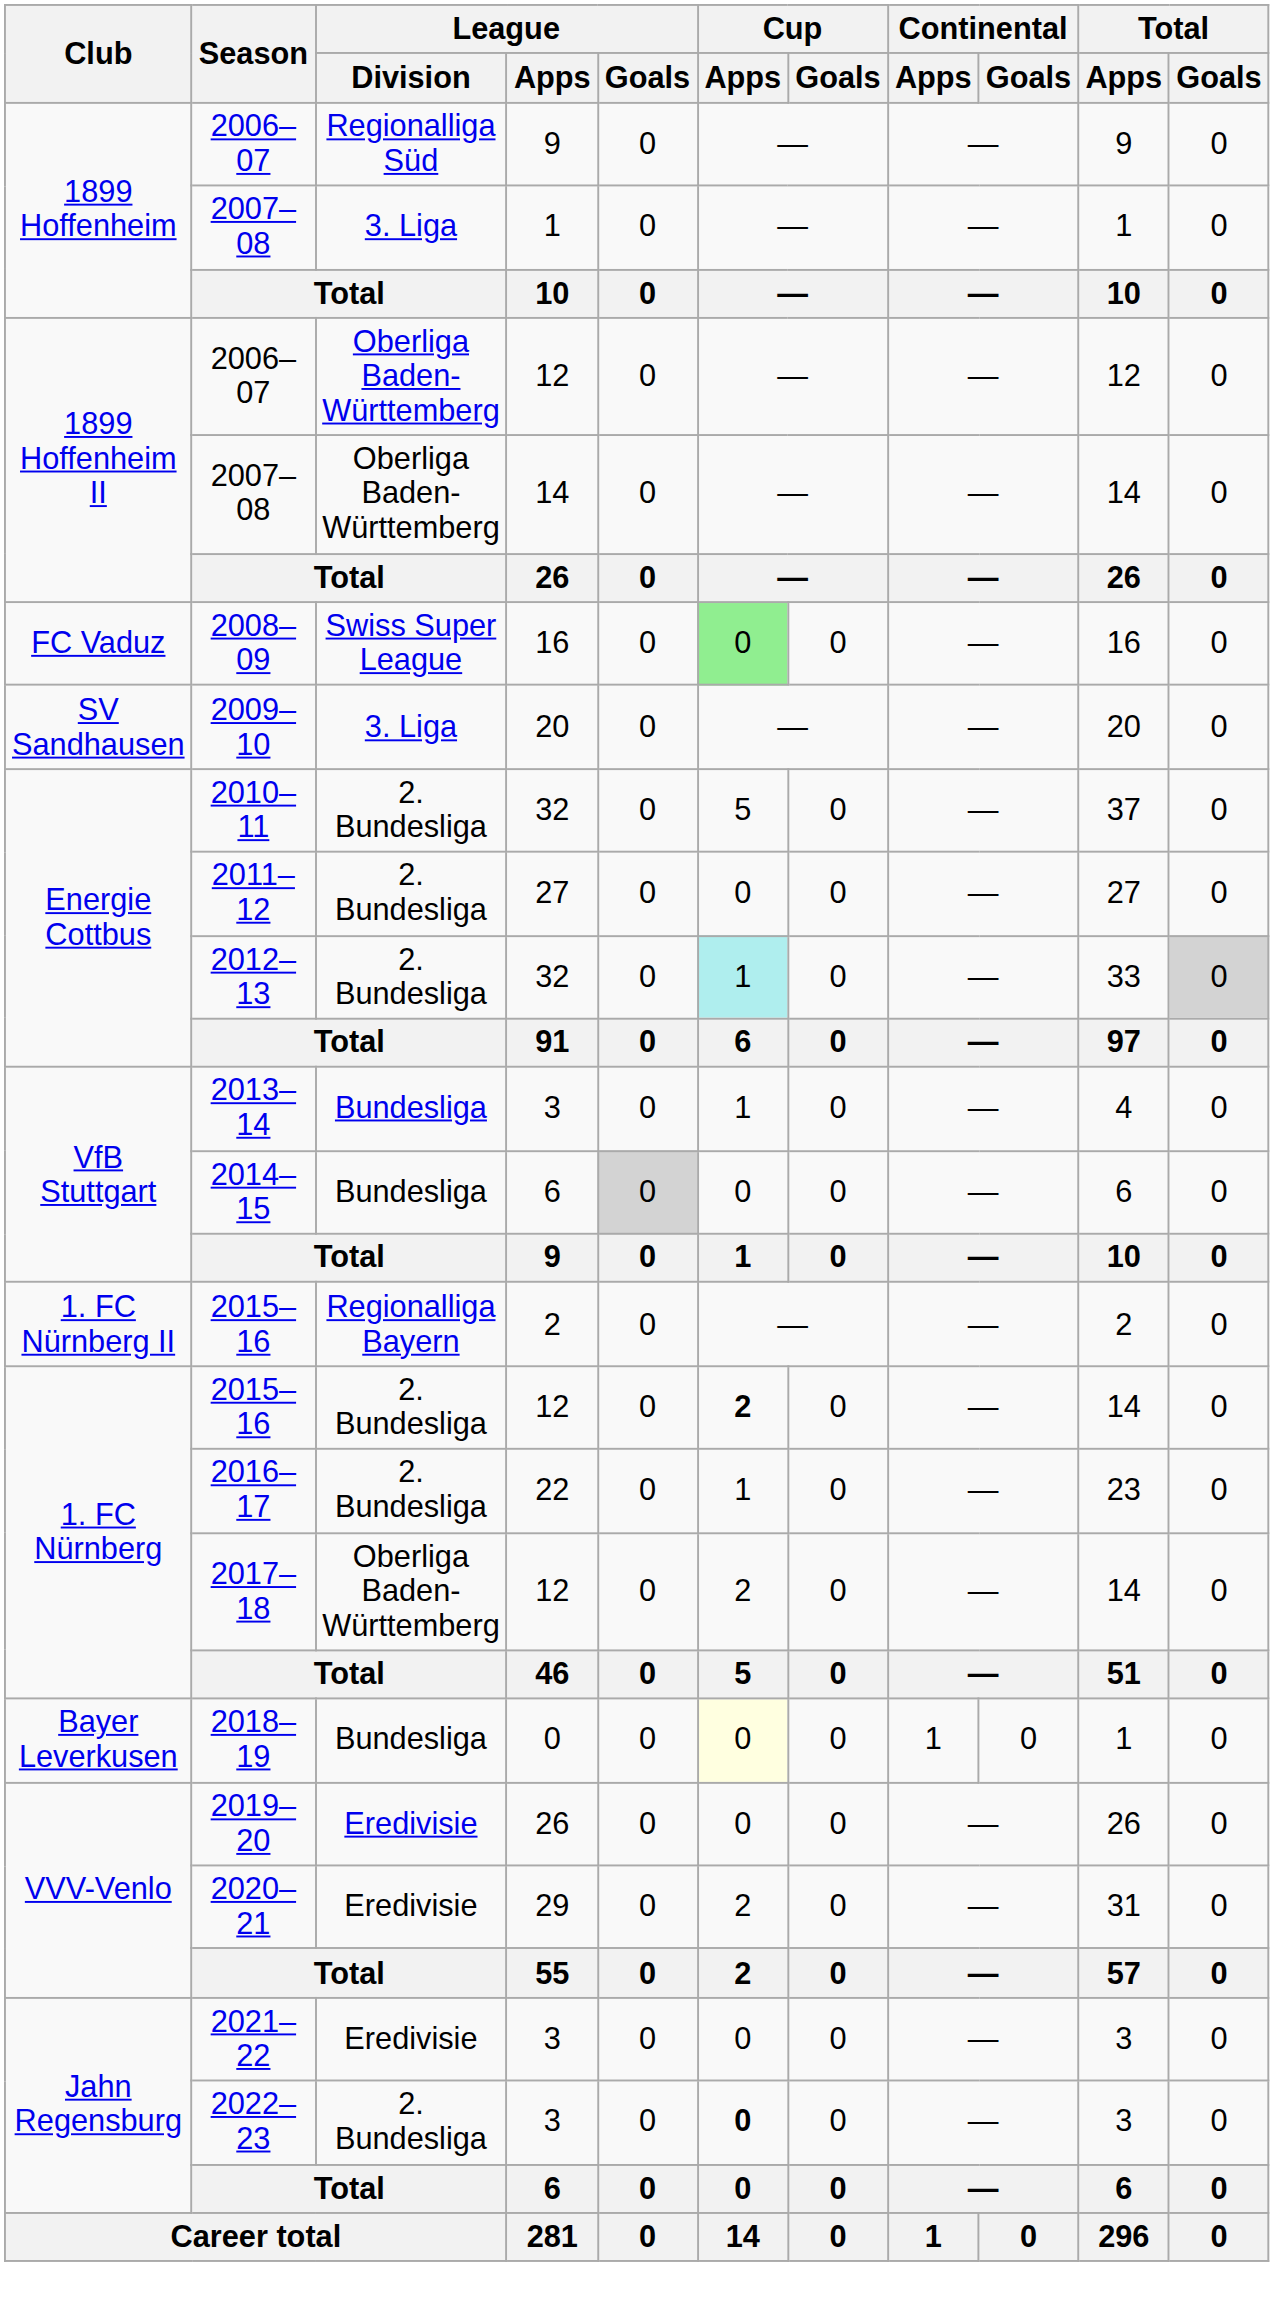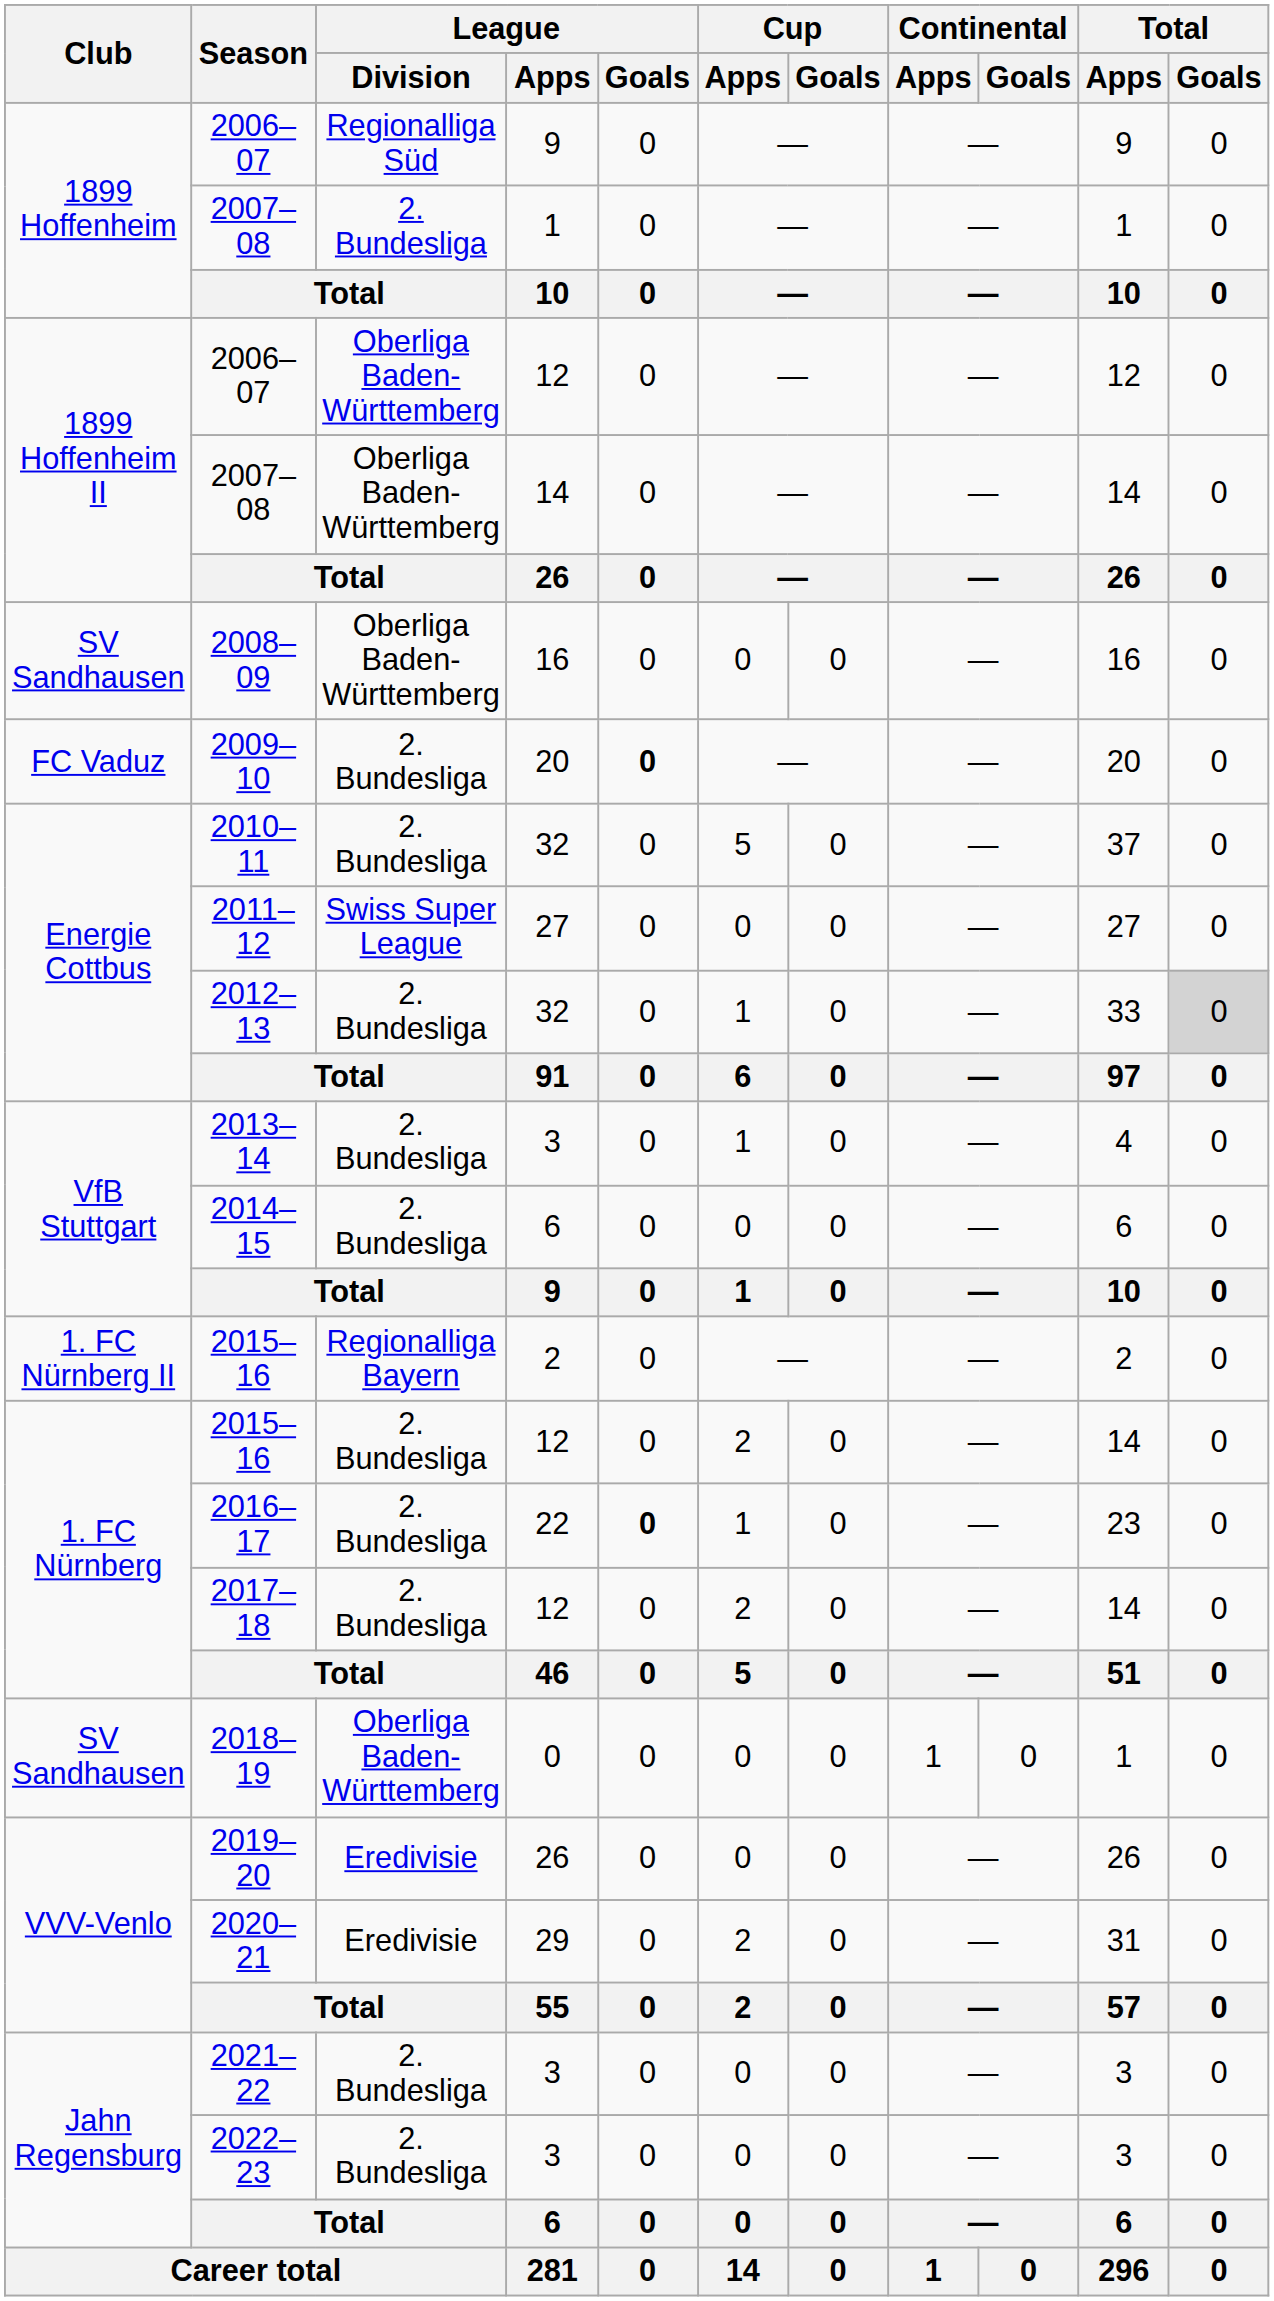(411, 226) 3. Liga -> (411, 226) 2. Bundesliga
(98, 643) FC Vaduz -> (98, 660) SV Sandhausen
(411, 643) Swiss Super League -> (411, 660) Oberliga Baden-Württemberg
(743, 643) lightgreen background -> (743, 660) no background
(98, 726) SV Sandhausen -> (98, 761) FC Vaduz
(411, 726) 3. Liga -> (411, 761) 2. Bundesliga
(648, 726) normal -> (648, 761) bold
(411, 893) 2. Bundesliga -> (411, 927) Swiss Super League
(743, 976) paleturquoise background -> (743, 1010) no background
(411, 1108) Bundesliga -> (411, 1142) 2. Bundesliga
(411, 1191) Bundesliga -> (411, 1226) 2. Bundesliga
(648, 1191) lightgrey background -> (648, 1226) no background
(743, 1406) bold -> (743, 1441) normal
(648, 1490) normal -> (648, 1524) bold
(411, 1590) Oberliga Baden-Württemberg -> (411, 1608) 2. Bundesliga
(98, 1740) Bayer Leverkusen -> (98, 1757) SV Sandhausen
(411, 1740) Bundesliga -> (411, 1757) Oberliga Baden-Württemberg
(743, 1740) lightyellow background -> (743, 1757) no background
(411, 2038) Eredivisie -> (411, 2073) 2. Bundesliga
(743, 2121) bold -> (743, 2156) normal
